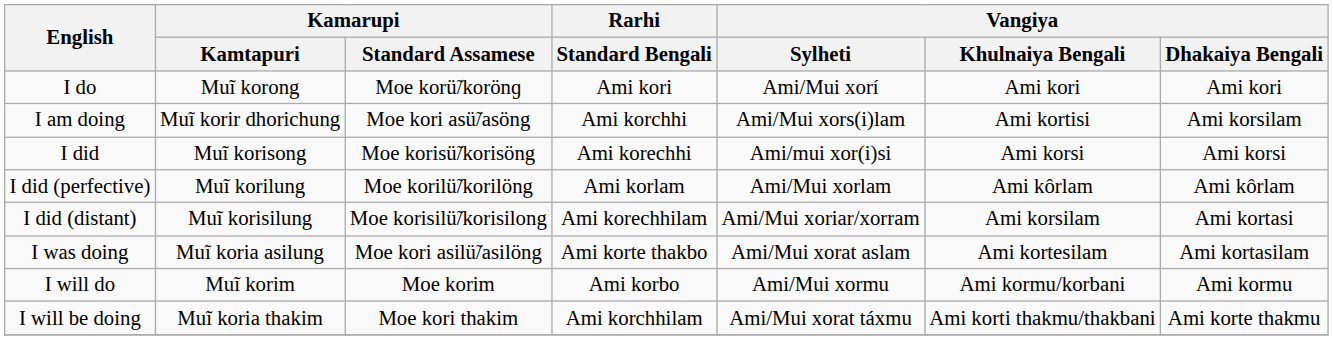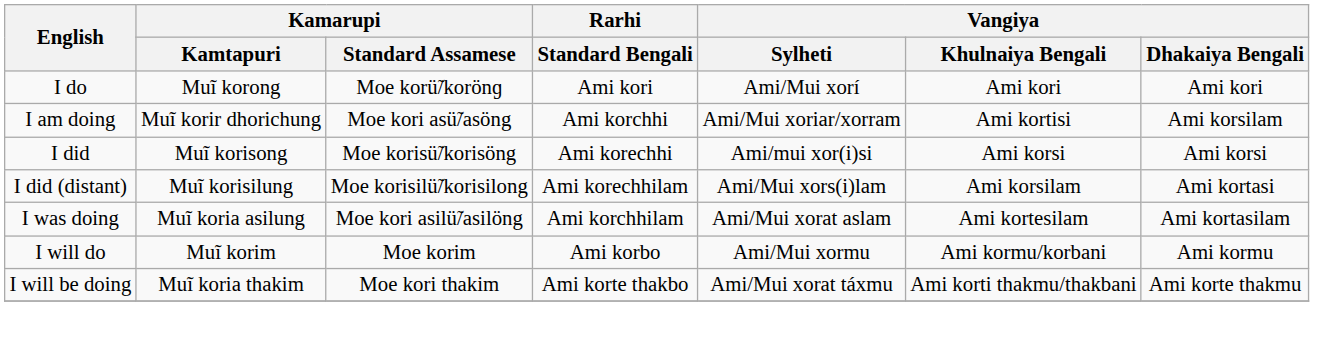(821, 119) Ami/Mui xors(i)lam -> (802, 119) Ami/Mui xoriar/xorram
- row: (80, 185)
(821, 218) Ami/Mui xoriar/xorram -> (802, 185) Ami/Mui xors(i)lam
(634, 251) Ami korte thakbo -> (615, 218) Ami korchhilam
(634, 317) Ami korchhilam -> (615, 284) Ami korte thakbo
